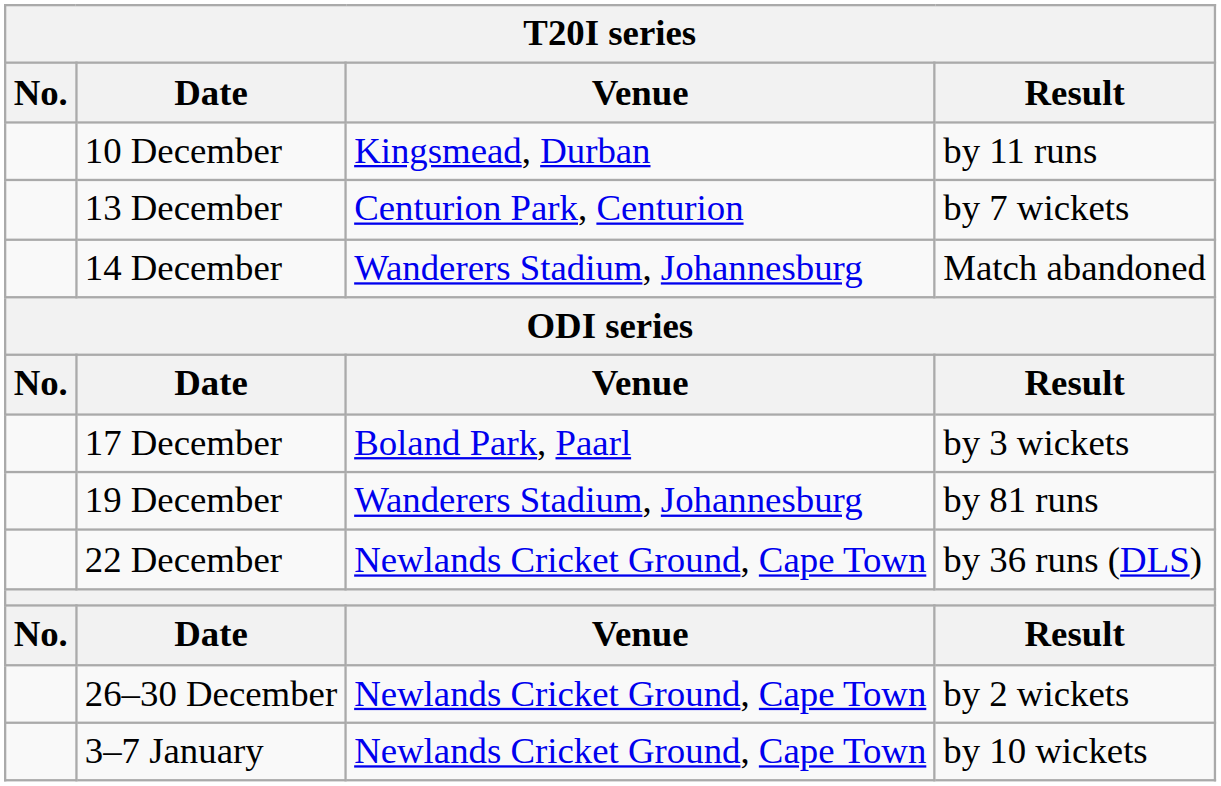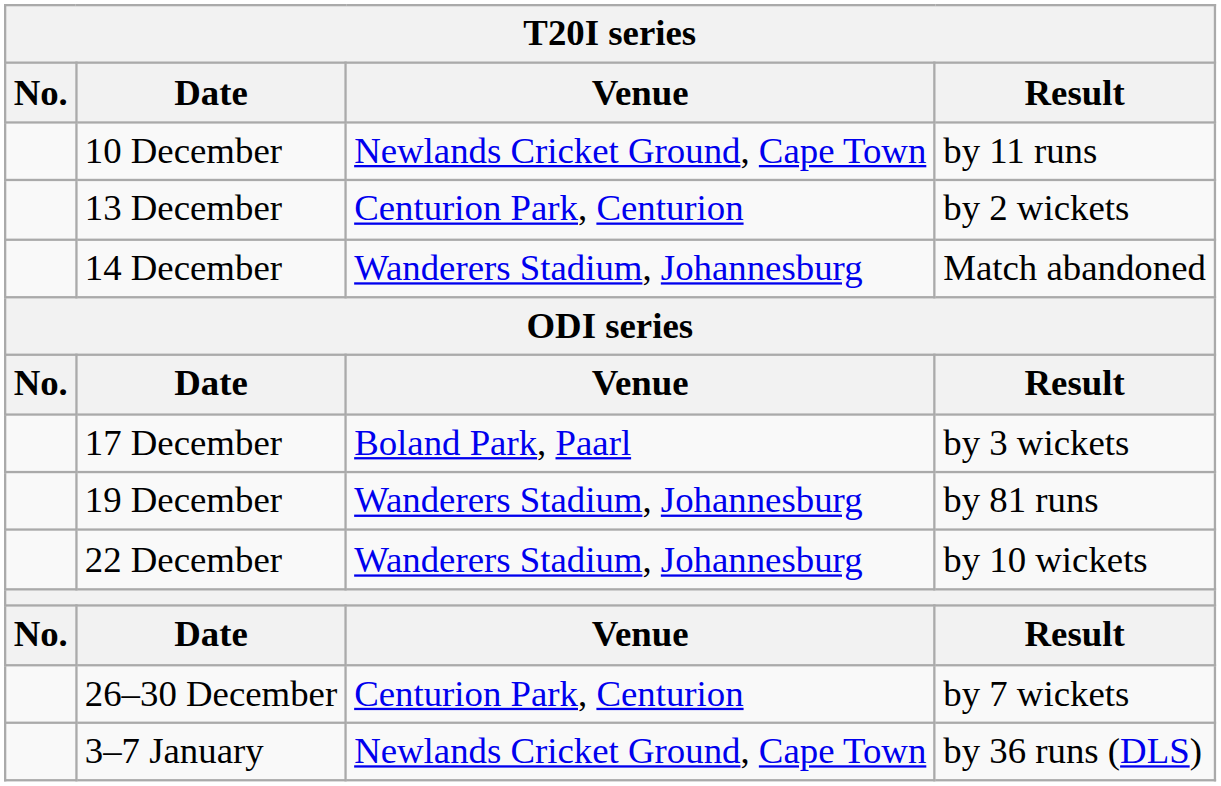(502, 150) Kingsmead, Durban -> (640, 150) Newlands Cricket Ground, Cape Town
(1036, 208) by 7 wickets -> (1036, 208) by 2 wickets
(640, 558) Newlands Cricket Ground, Cape Town -> (608, 558) Wanderers Stadium, Johannesburg
(1073, 558) by 36 runs (DLS) -> (1045, 558) by 10 wickets
(640, 692) Newlands Cricket Ground, Cape Town -> (549, 692) Centurion Park, Centurion
(1036, 692) by 2 wickets -> (1036, 692) by 7 wickets
(1045, 750) by 10 wickets -> (1073, 750) by 36 runs (DLS)
